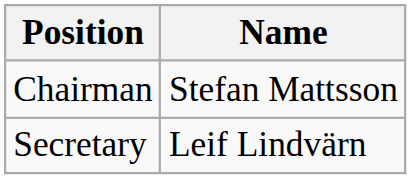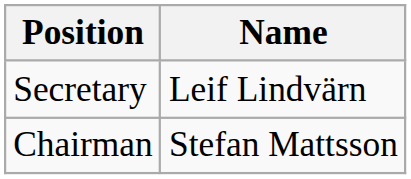rows swapped: (83, 88) <-> (80, 144)
